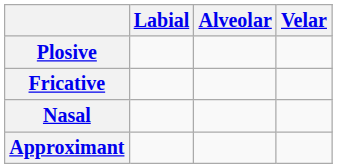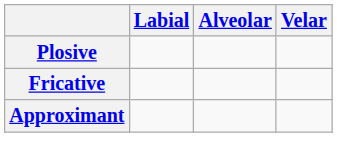- row: (67, 115)
